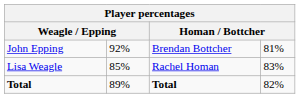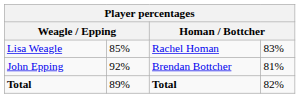rows swapped: (35, 66) <-> (35, 48)
